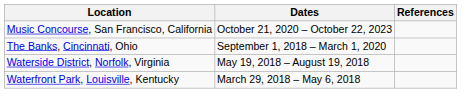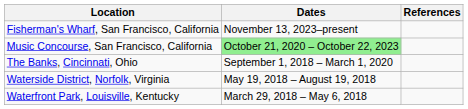+ row: (113, 29)
(305, 29) no background -> (311, 46) lightgreen background
